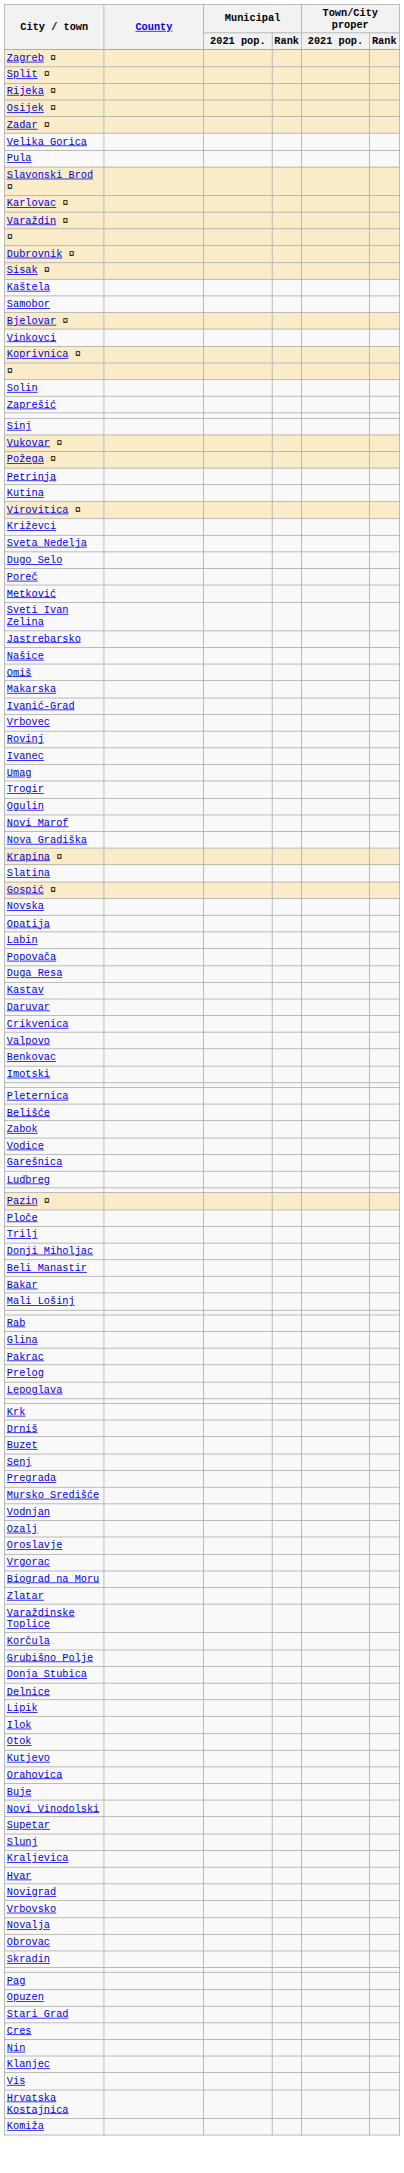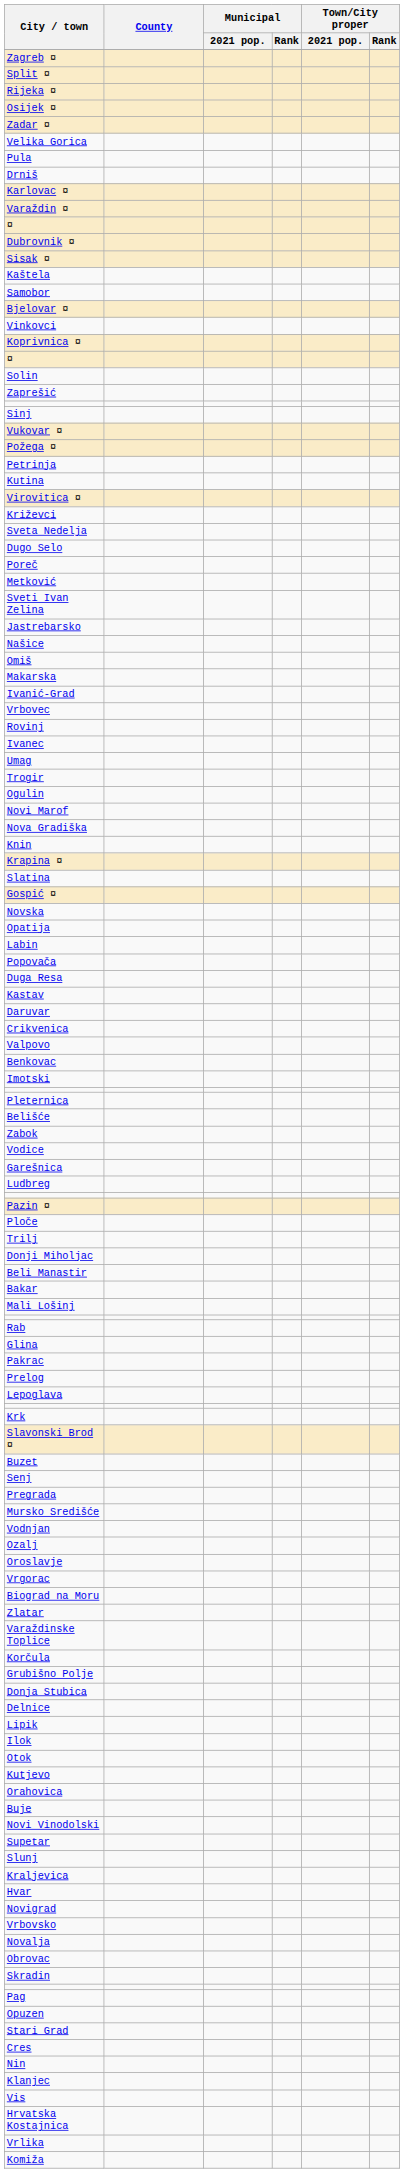rows swapped: (50, 181) <-> (22, 1429)
+ row: (19, 845)
+ row: (25, 2143)
